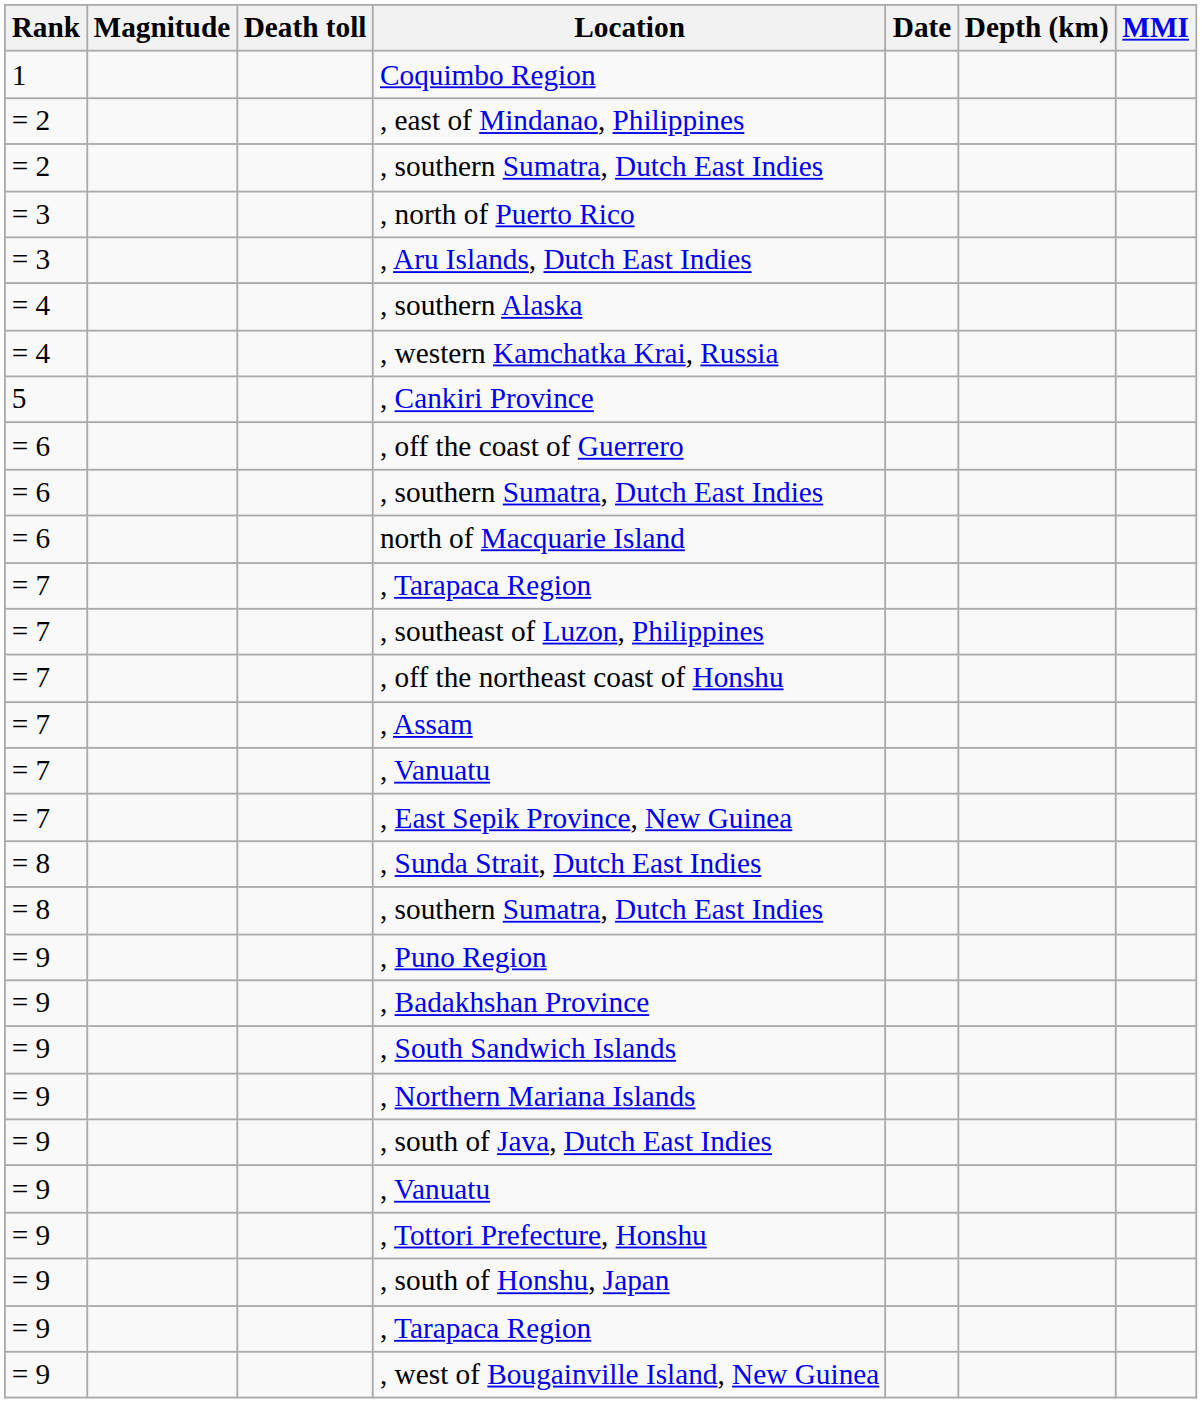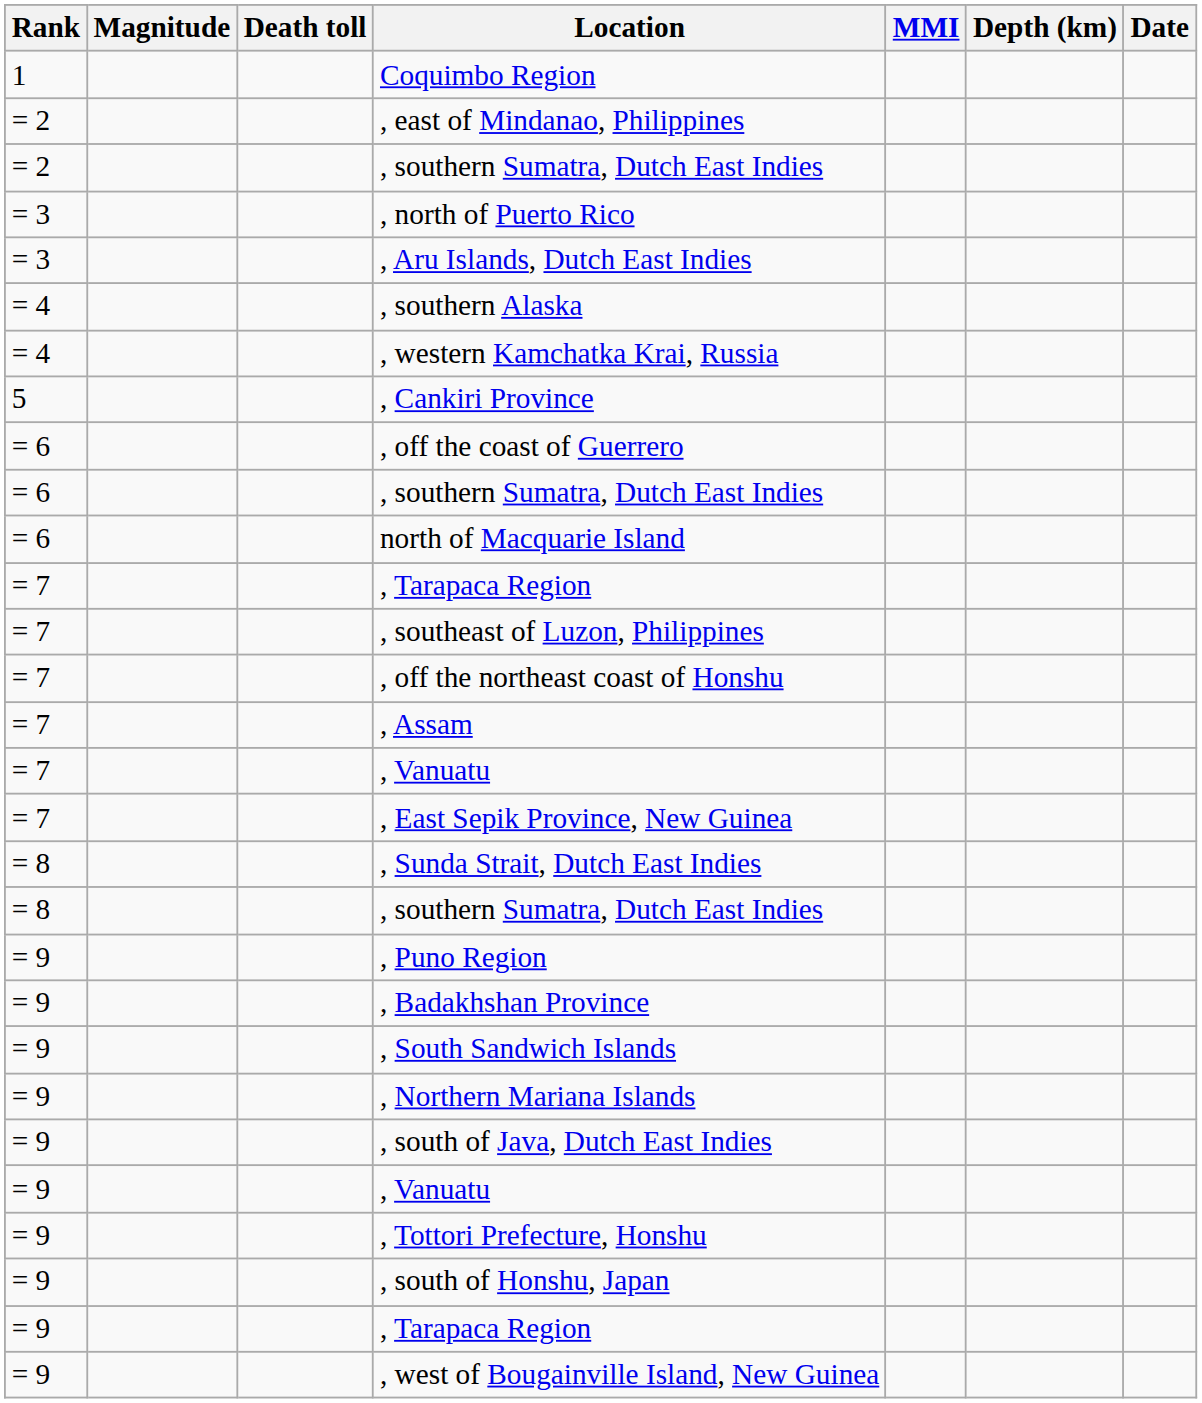columns swapped: (1156, 27) <-> (922, 27)
